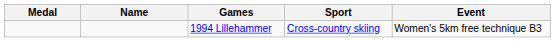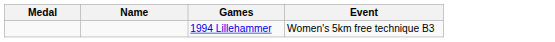- column: (338, 12)
